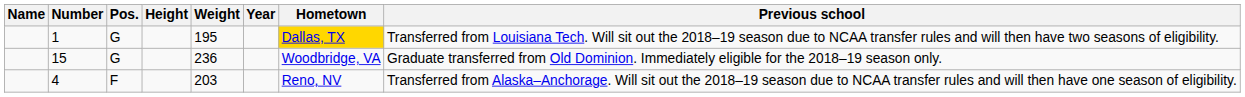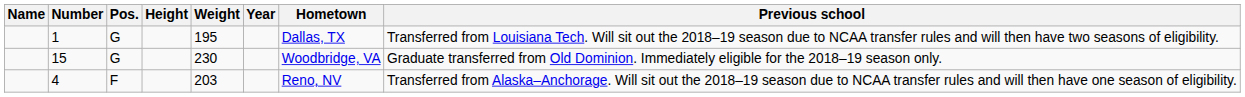(313, 37) gold background -> (313, 37) no background
(206, 59) 236 -> (206, 59) 230
